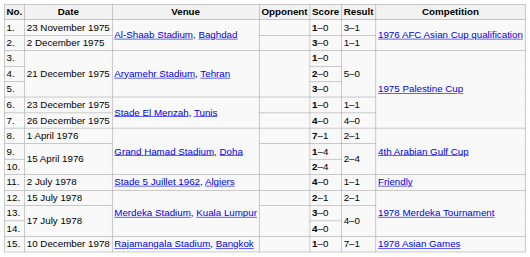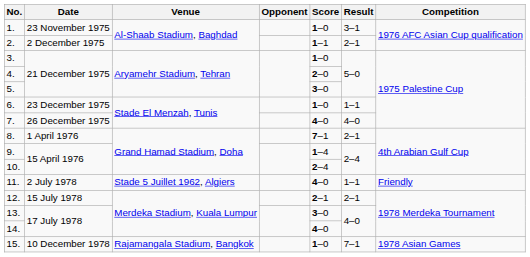(320, 43) 3–0 -> (320, 43) 1–1
(352, 43) 1–1 -> (352, 43) 2–1
